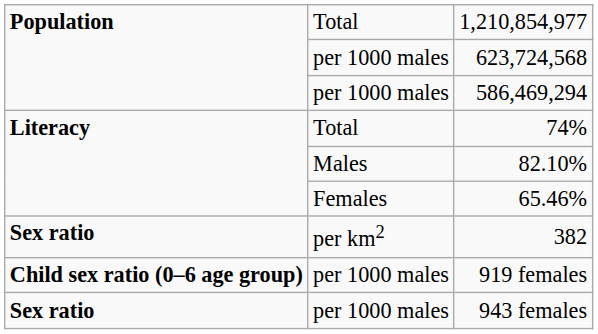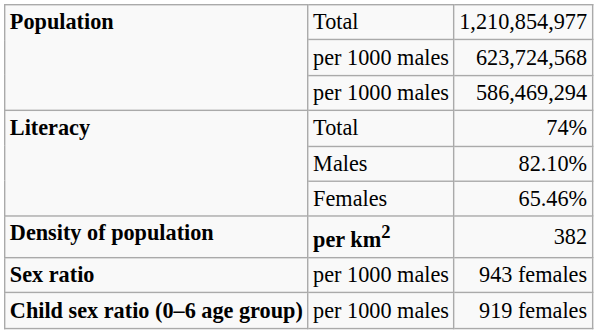(52, 233) Sex ratio -> (112, 233) Density of population
(349, 236) normal -> (352, 236) bold
rows swapped: (533, 310) <-> (533, 275)
